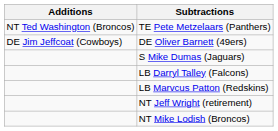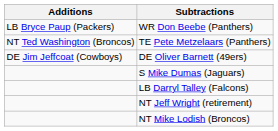+ row: (196, 27)
- row: (204, 88)
